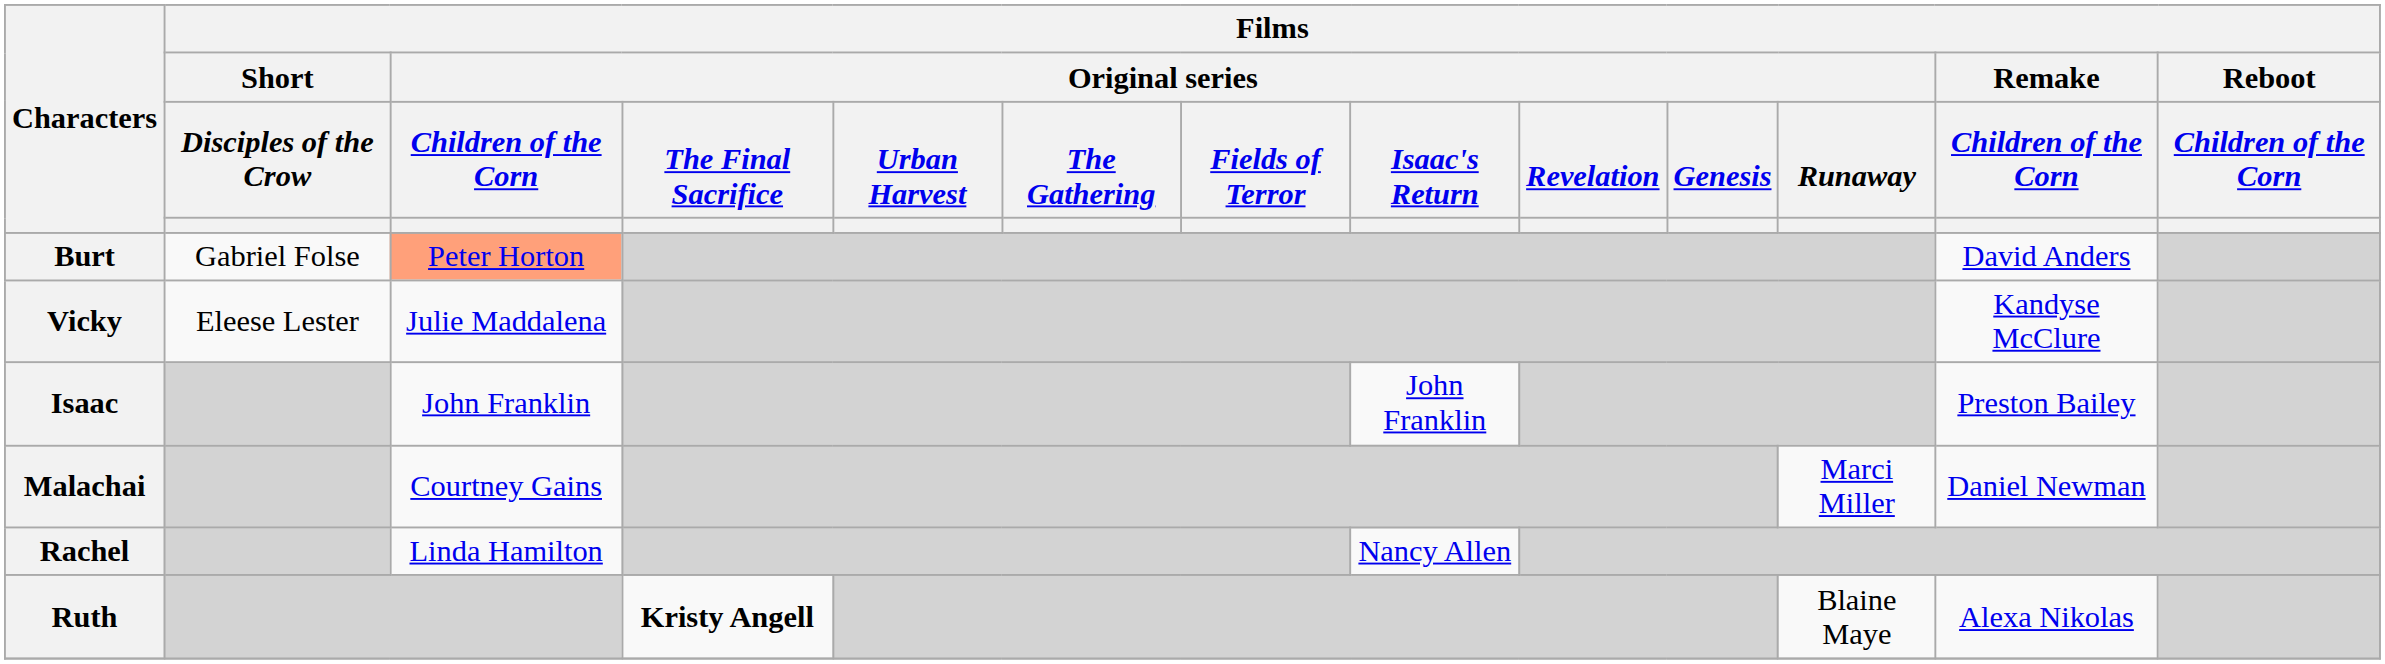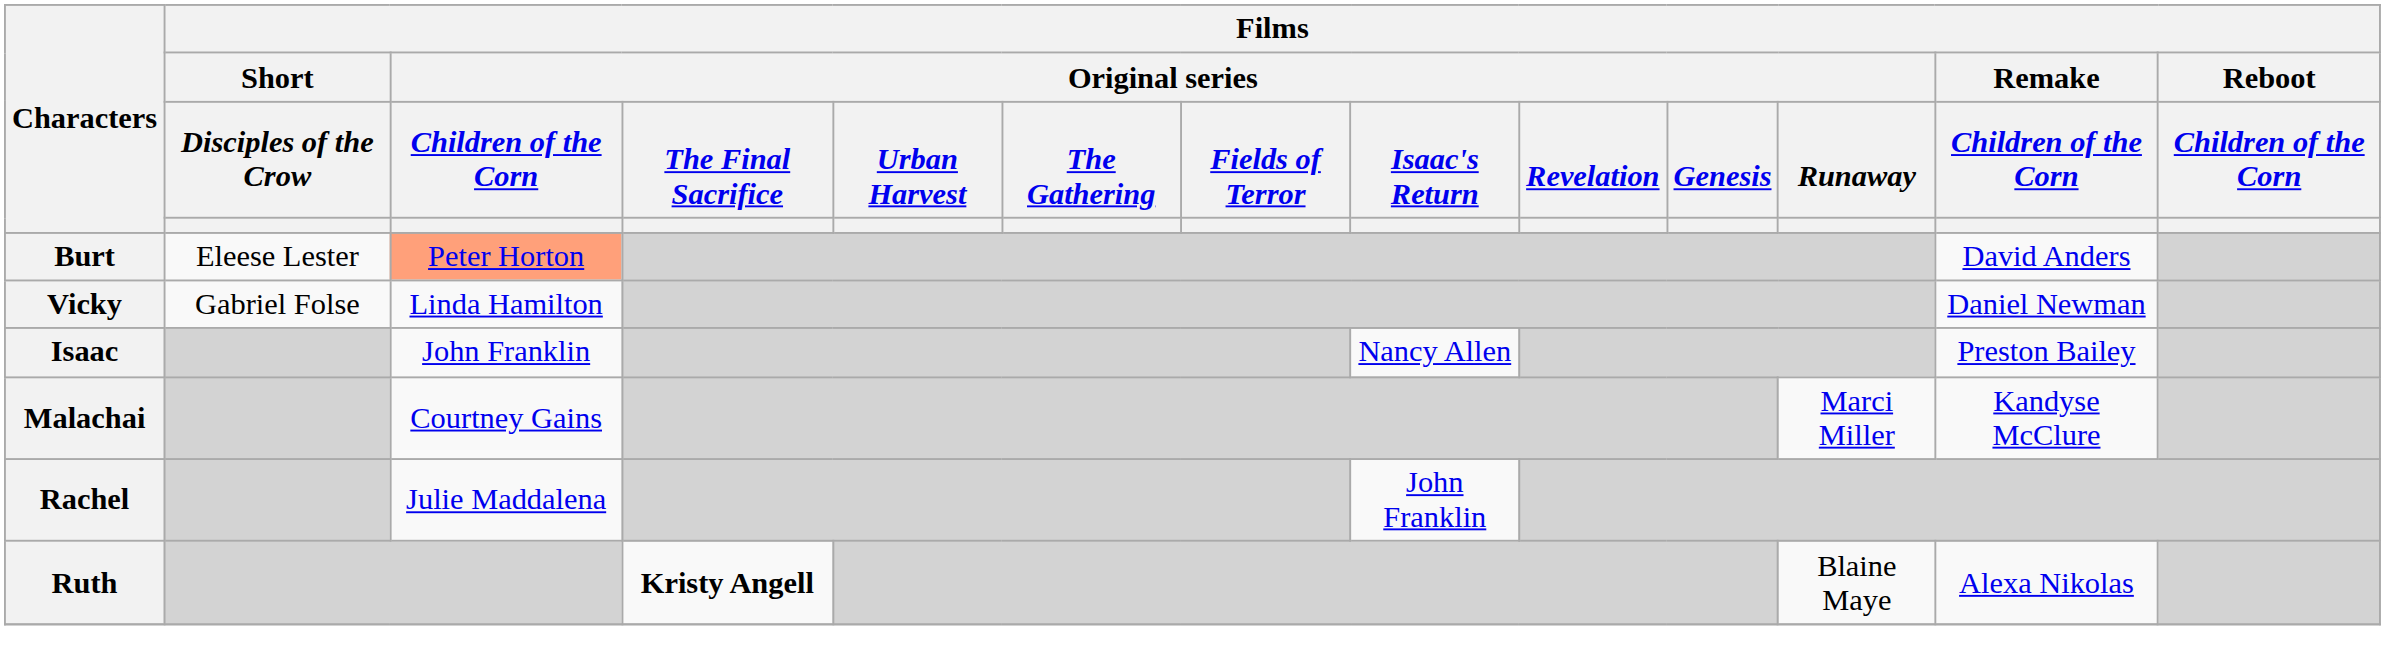(277, 255) Gabriel Folse -> (277, 255) Eleese Lester
(277, 320) Eleese Lester -> (277, 303) Gabriel Folse
(506, 320) Julie Maddalena -> (506, 303) Linda Hamilton
(2046, 320) Kandyse McClure -> (2046, 303) Daniel Newman
(1435, 403) John Franklin -> (1435, 352) Nancy Allen
(2046, 485) Daniel Newman -> (2046, 417) Kandyse McClure
(506, 551) Linda Hamilton -> (506, 499) Julie Maddalena
(1435, 551) Nancy Allen -> (1435, 499) John Franklin
